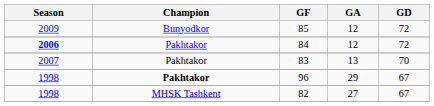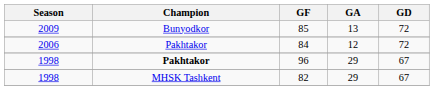(353, 28) 12 -> (353, 28) 13
(49, 45) bold -> (49, 45) normal
- row: (303, 61)
(353, 93) 27 -> (353, 77) 29
